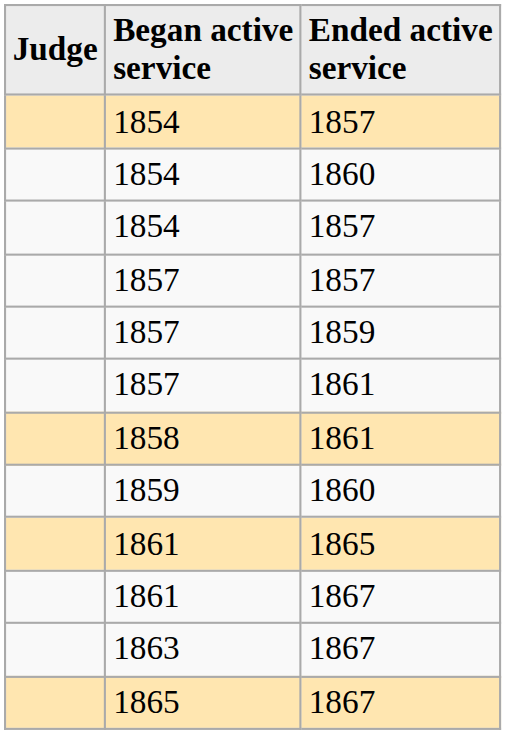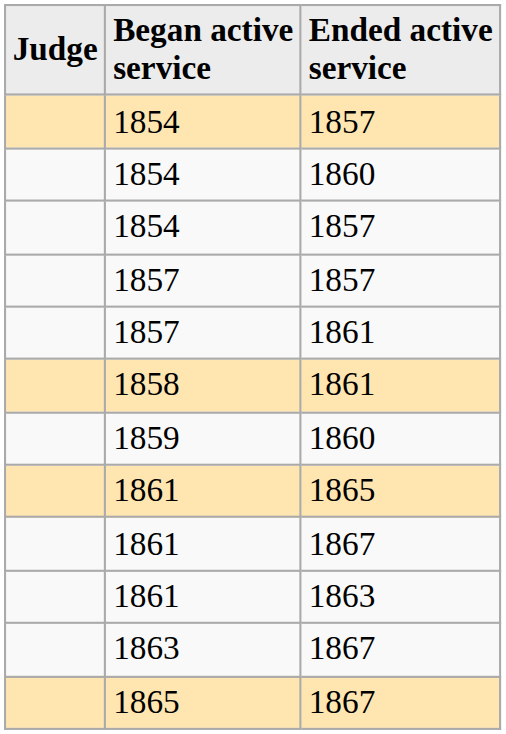- row: (146, 332)
+ row: (146, 596)
